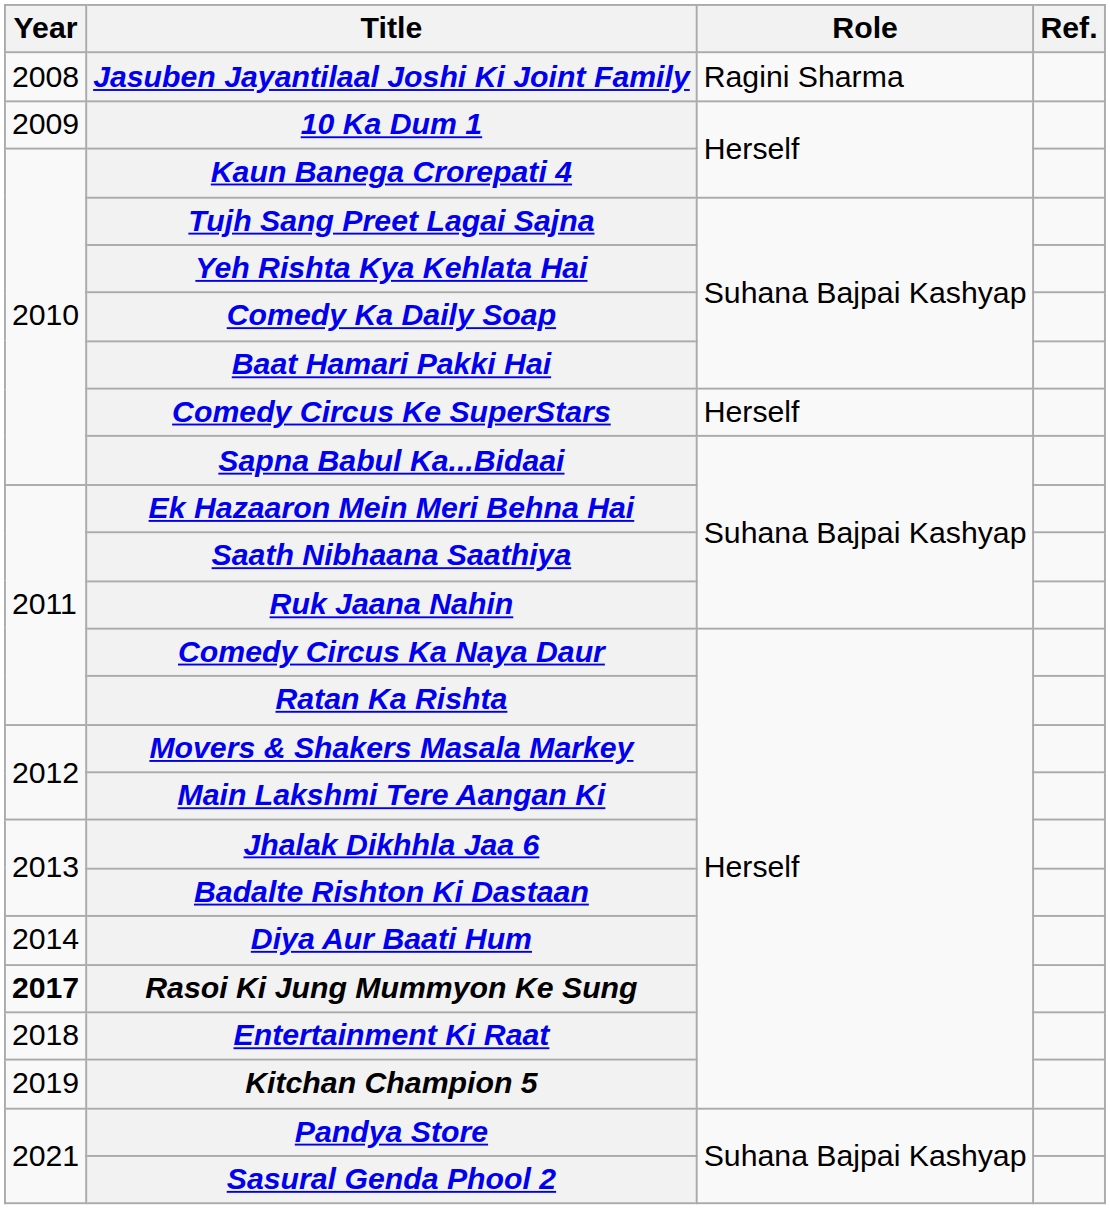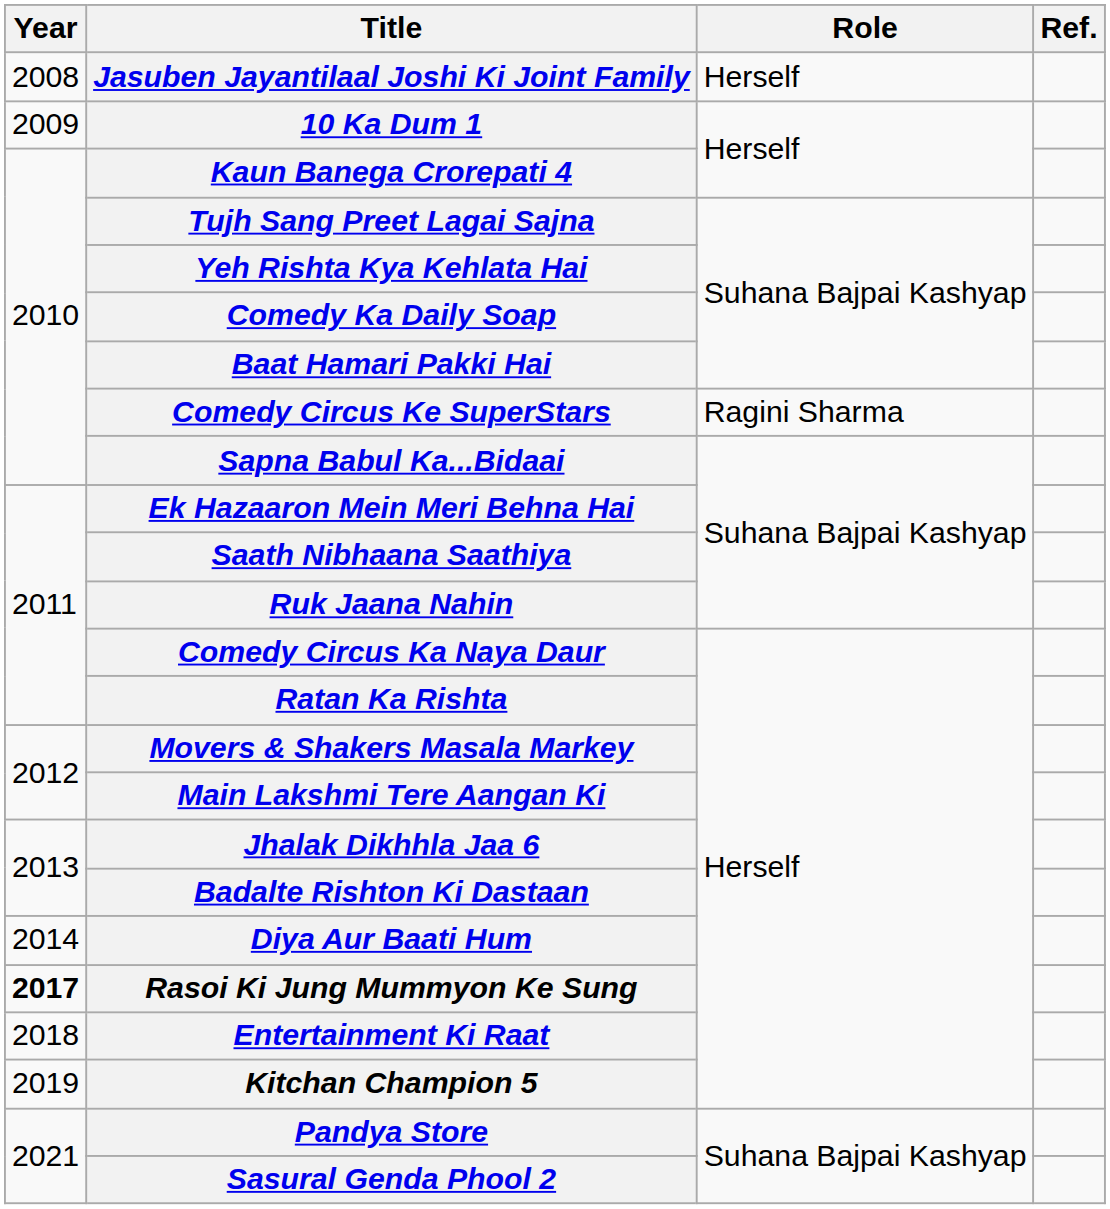(804, 76) Ragini Sharma -> (752, 76) Herself
(752, 412) Herself -> (804, 412) Ragini Sharma
